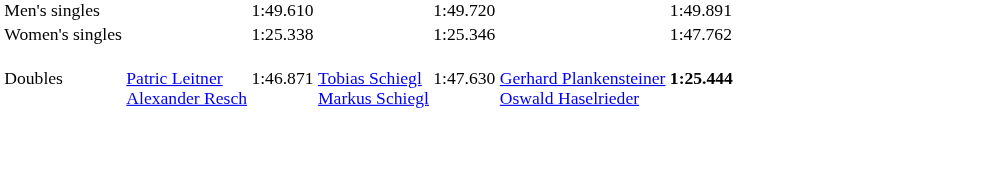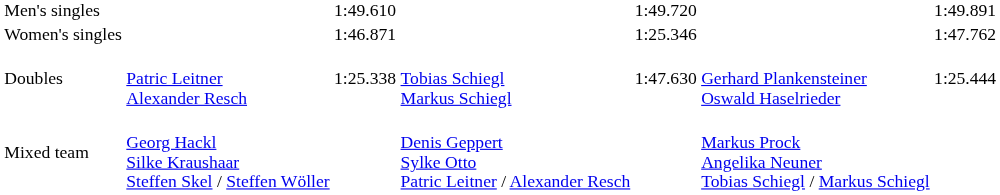(282, 34) 1:25.338 -> (365, 34) 1:46.871
(282, 78) 1:46.871 -> (365, 78) 1:25.338
(701, 78) bold -> (965, 78) normal
+ row: (47, 152)
